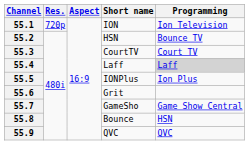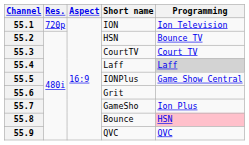(177, 79) Ion Plus -> (200, 79) Game Show Central
(200, 106) Game Show Central -> (177, 106) Ion Plus
(165, 120) no background -> (165, 120) pink background
